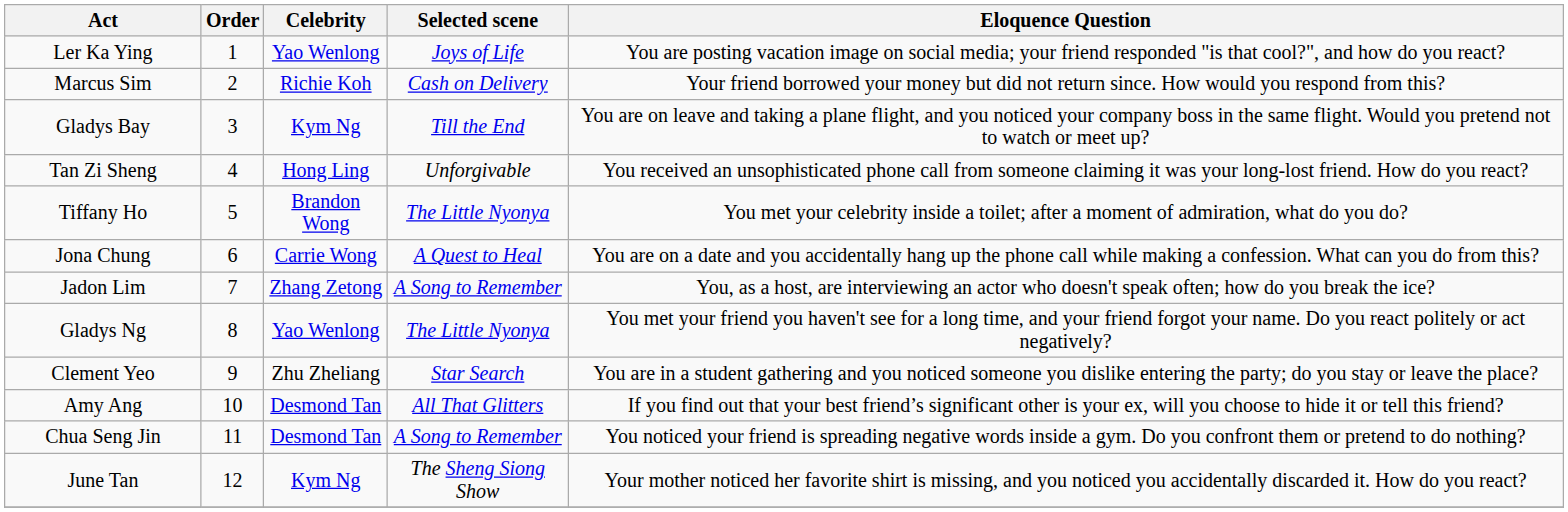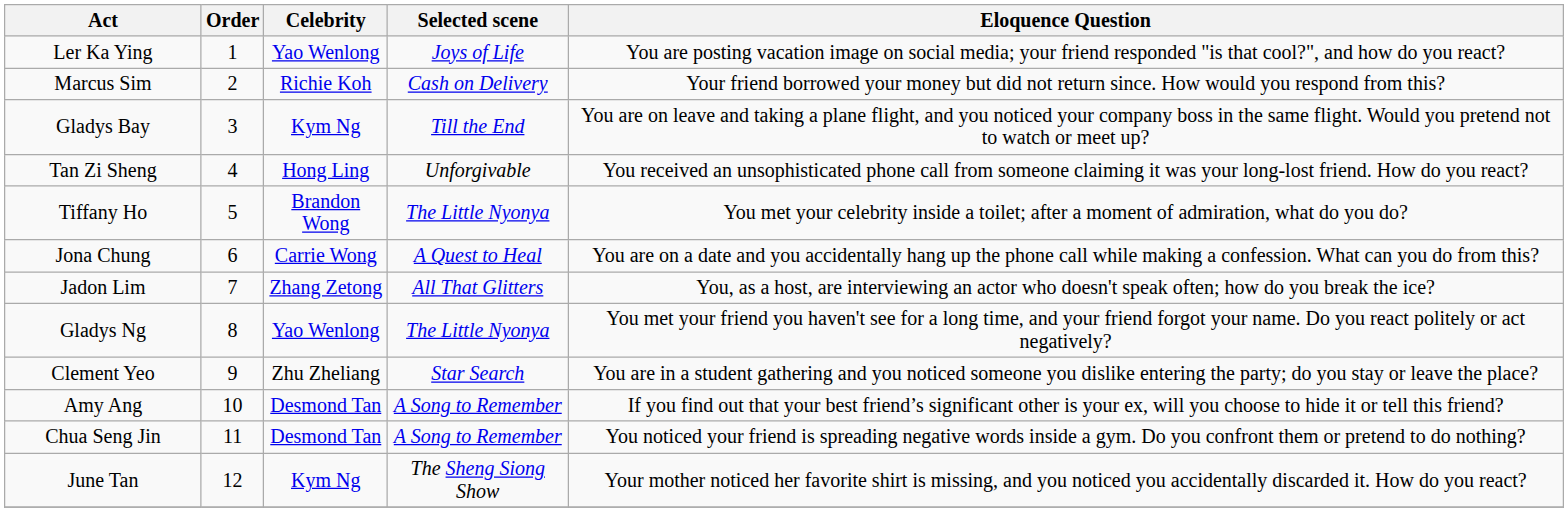(478, 287) A Song to Remember -> (478, 287) All That Glitters
(478, 405) All That Glitters -> (478, 405) A Song to Remember
